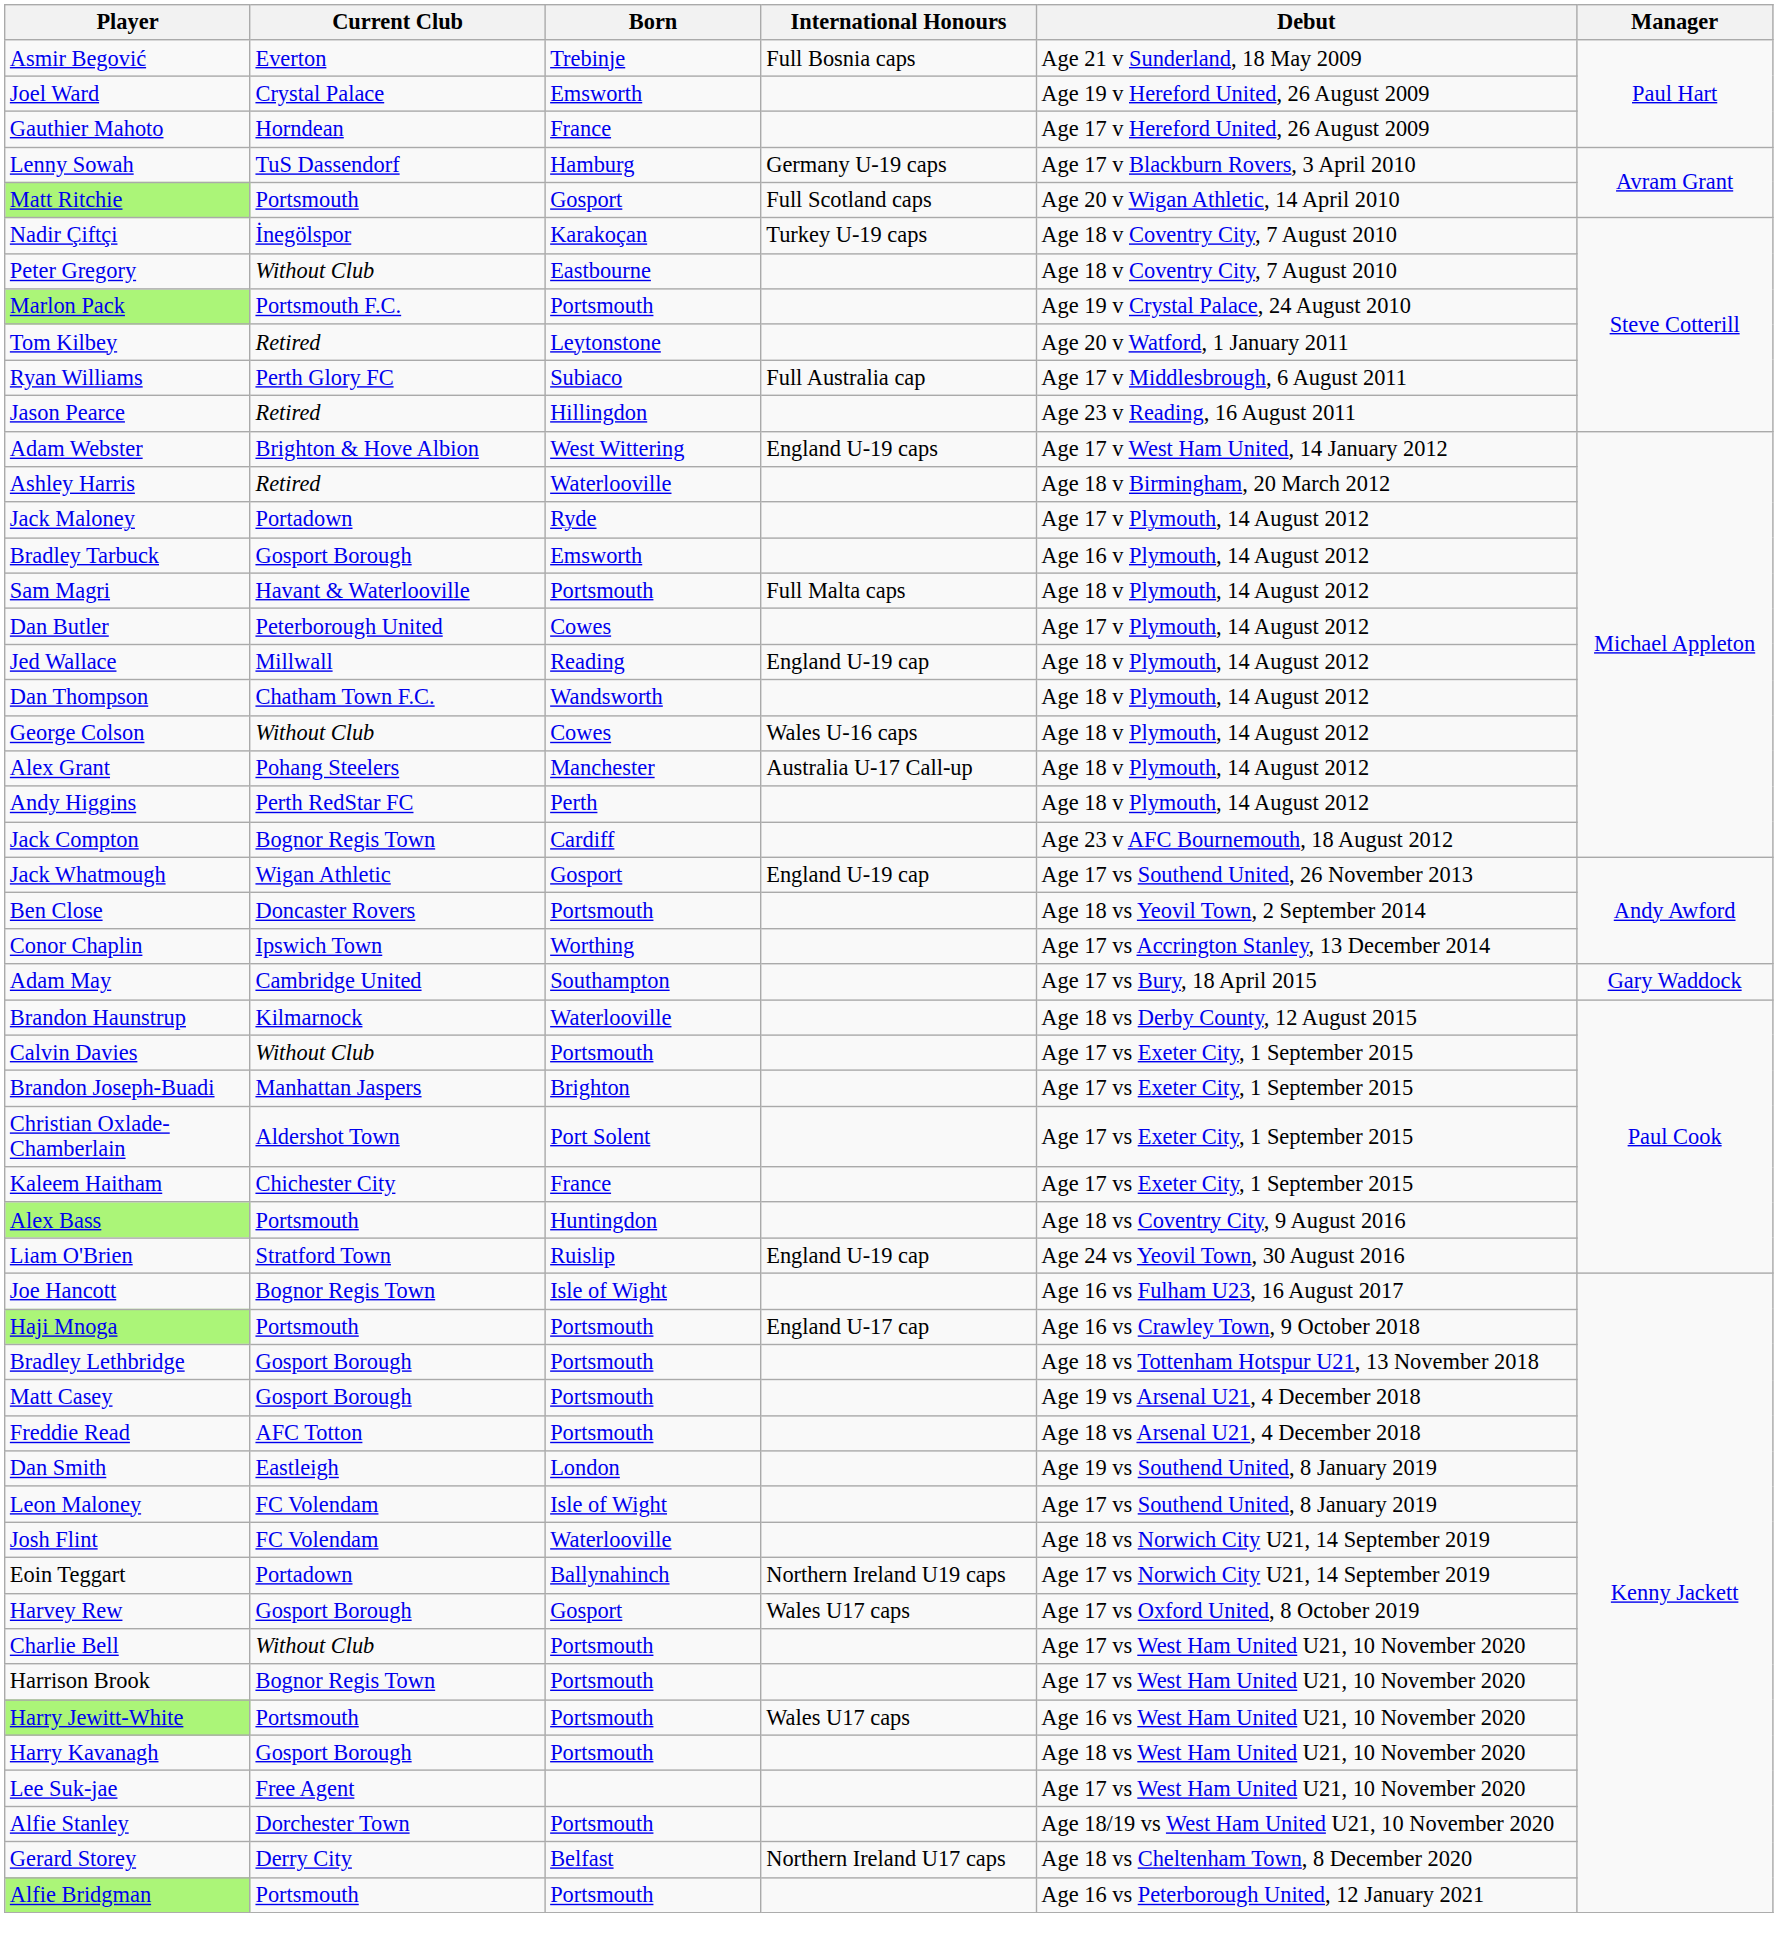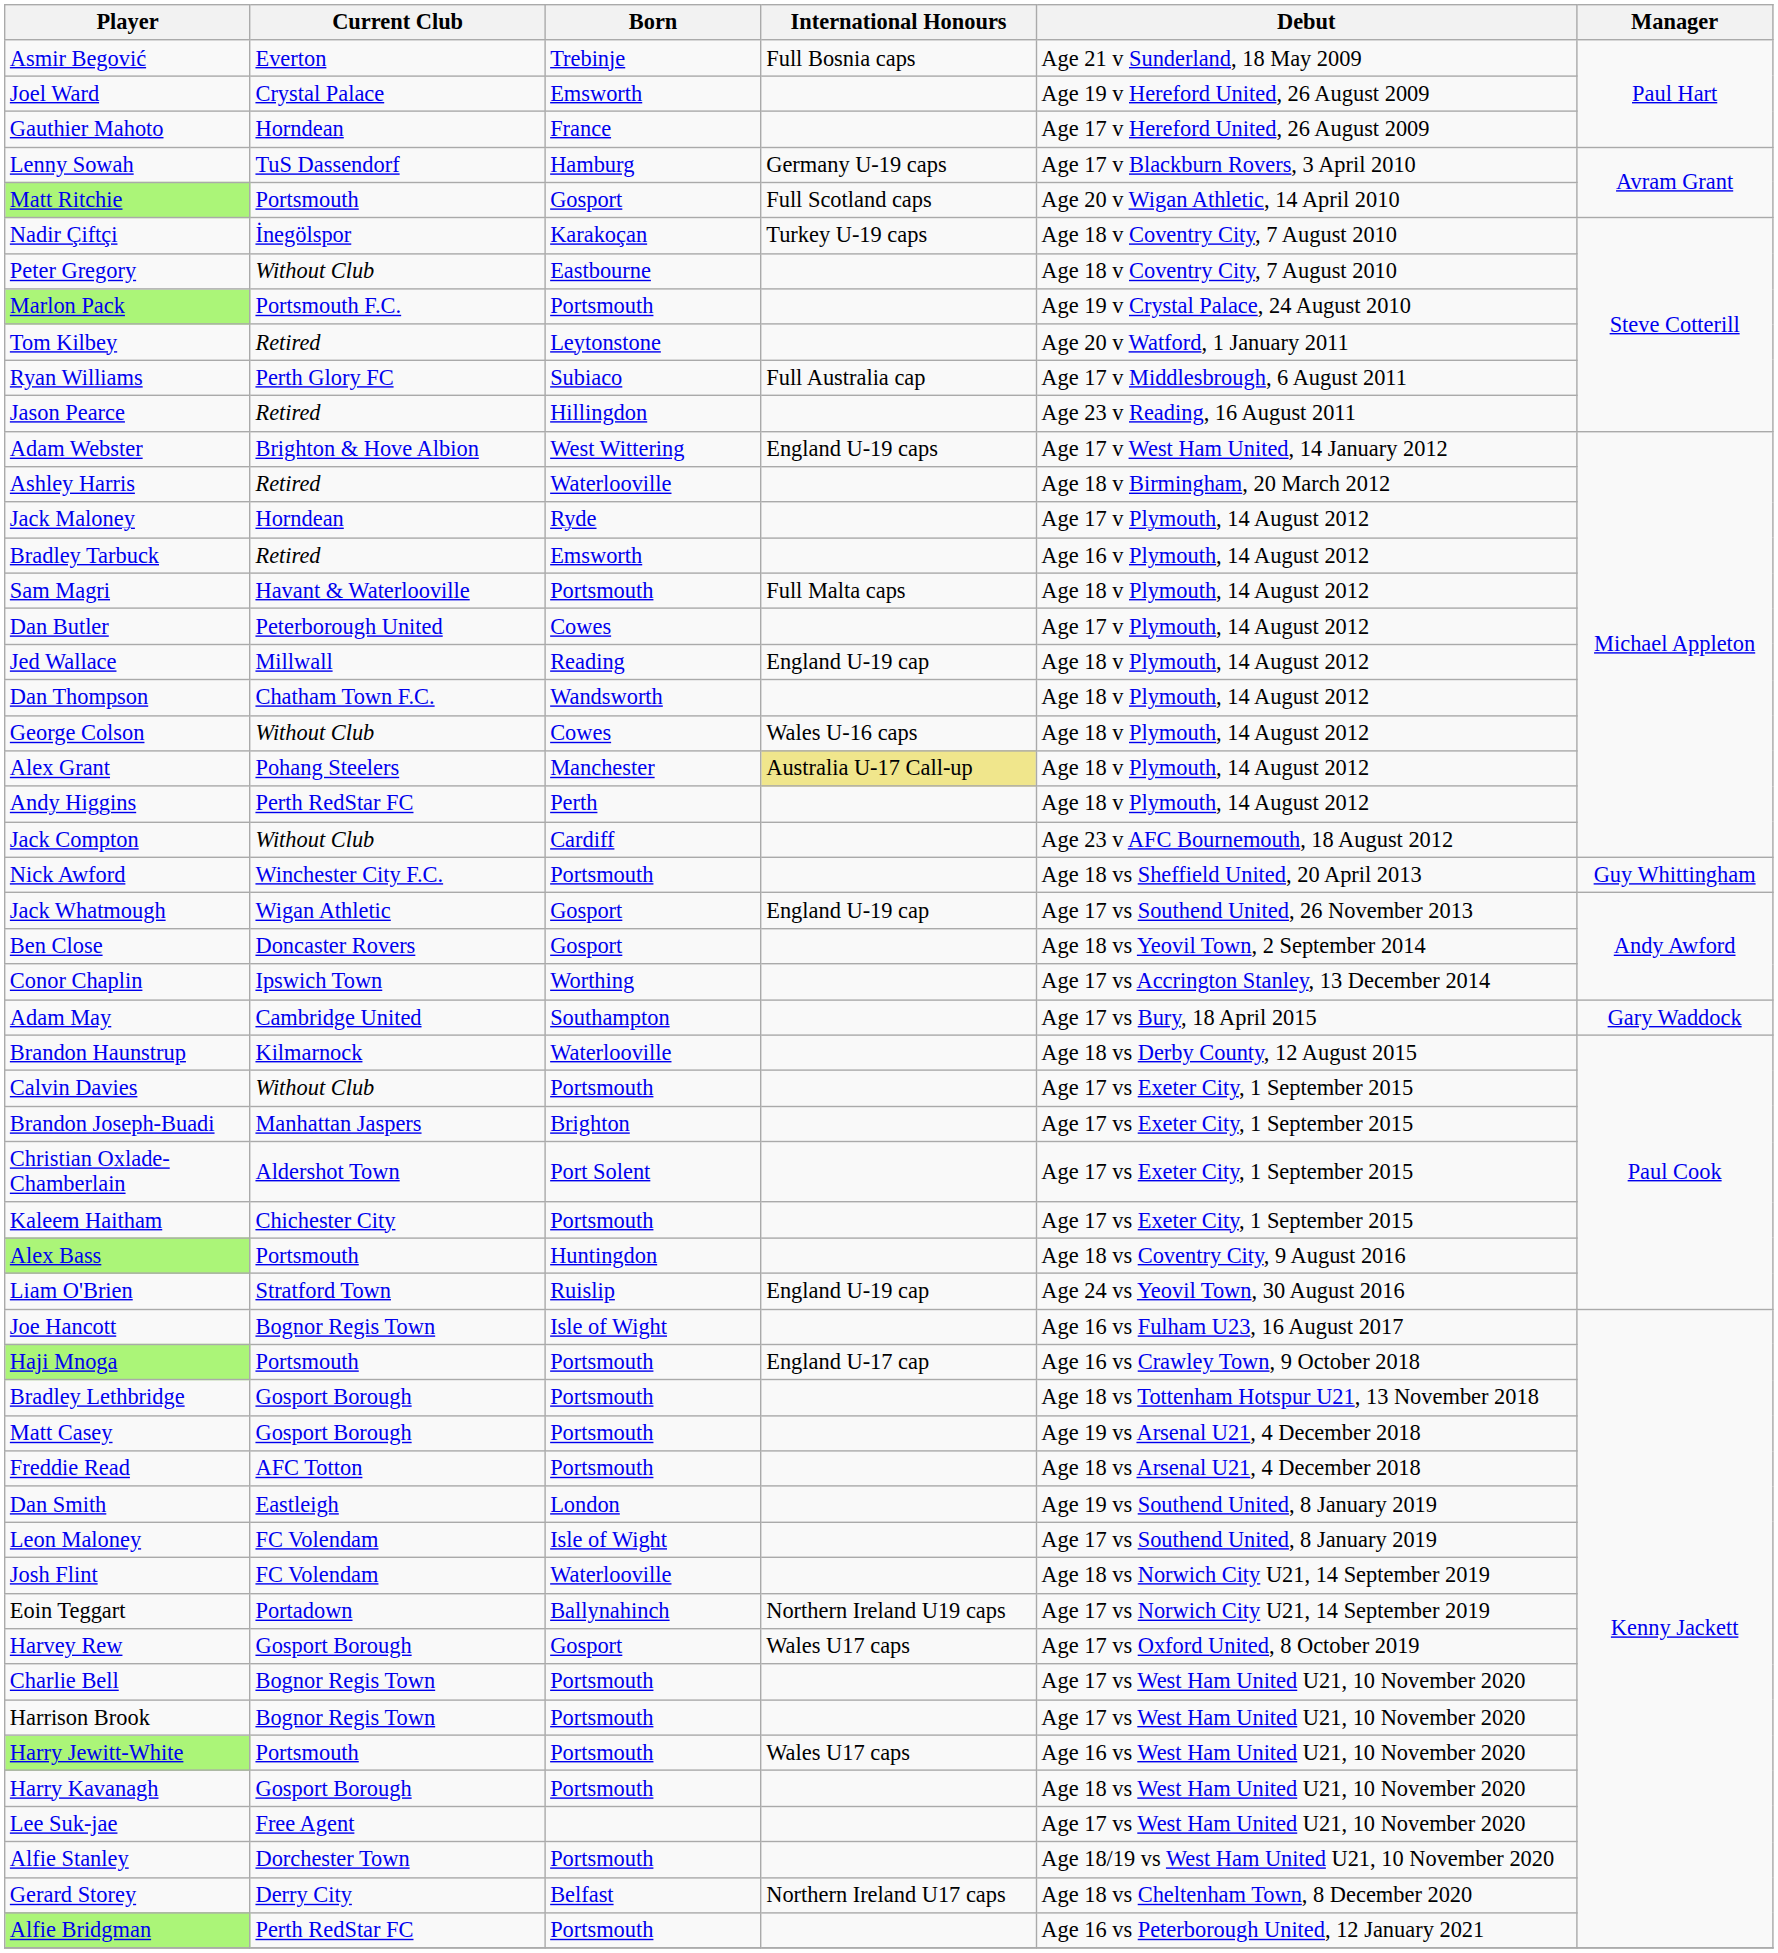(304, 519) Portadown -> (300, 519) Horndean
(334, 555) Gosport Borough -> (288, 555) Retired
(870, 768) no background -> (870, 768) khaki background
(345, 839) Bognor Regis Town -> (315, 839) Without Club
+ row: (68, 874)
(602, 910) Portsmouth -> (586, 945) Gosport
(581, 1184) France -> (602, 1219) Portsmouth
(315, 1646) Without Club -> (345, 1681) Bognor Regis Town
(307, 1894) Portsmouth -> (334, 1930) Perth RedStar FC
